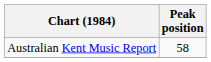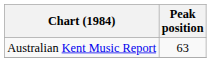(183, 47) 58 -> (183, 47) 63
